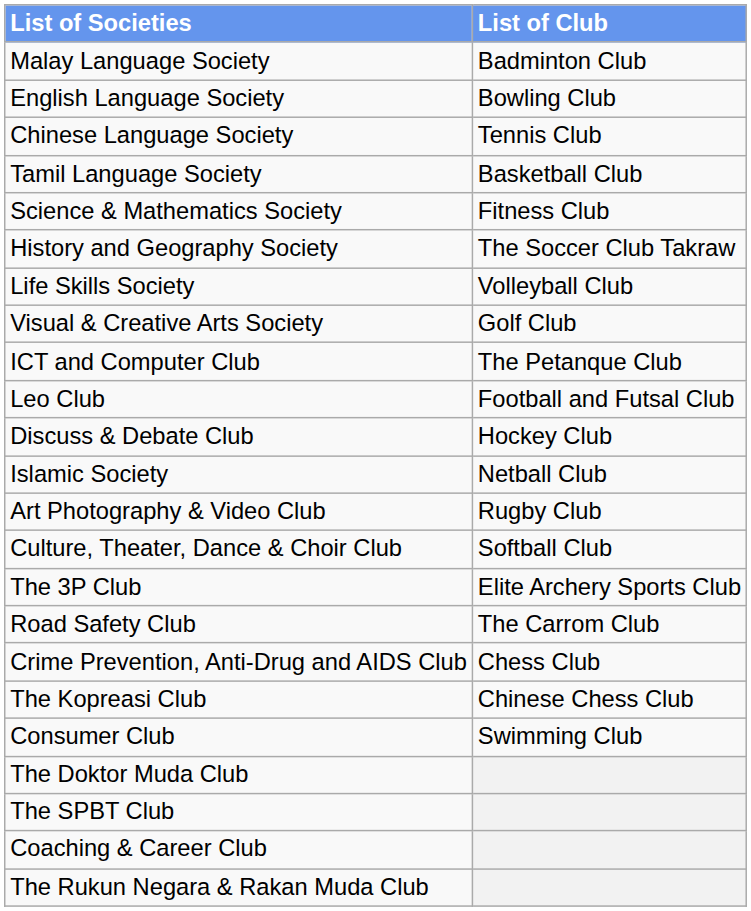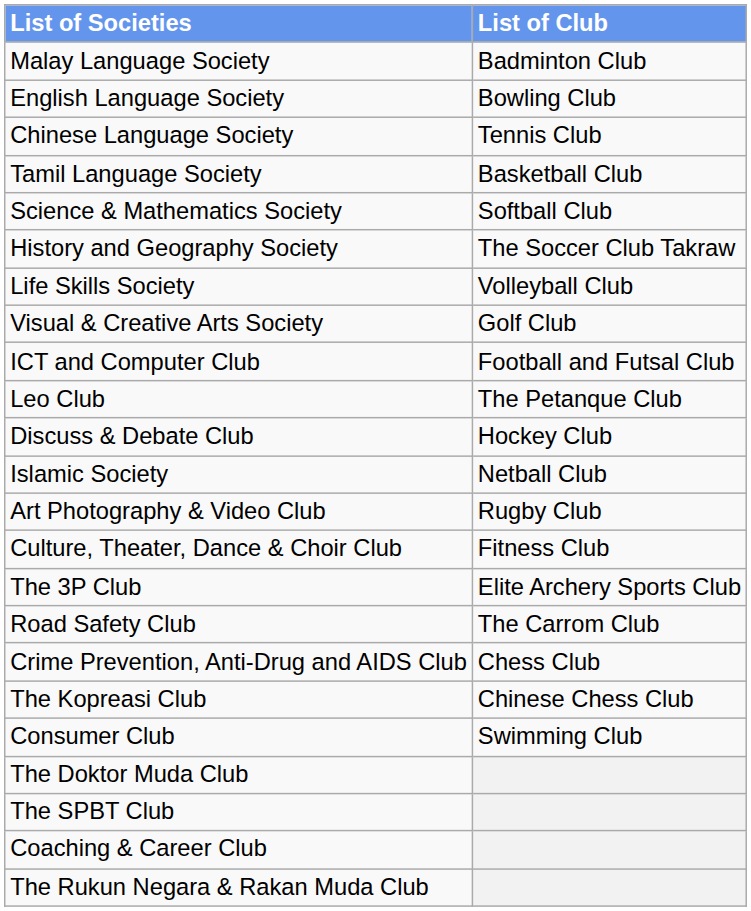(544, 211) Fitness Club -> (545, 211) Softball Club
(580, 361) The Petanque Club -> (606, 361) Football and Futsal Club
(606, 398) Football and Futsal Club -> (580, 398) The Petanque Club
(545, 549) Softball Club -> (544, 549) Fitness Club
